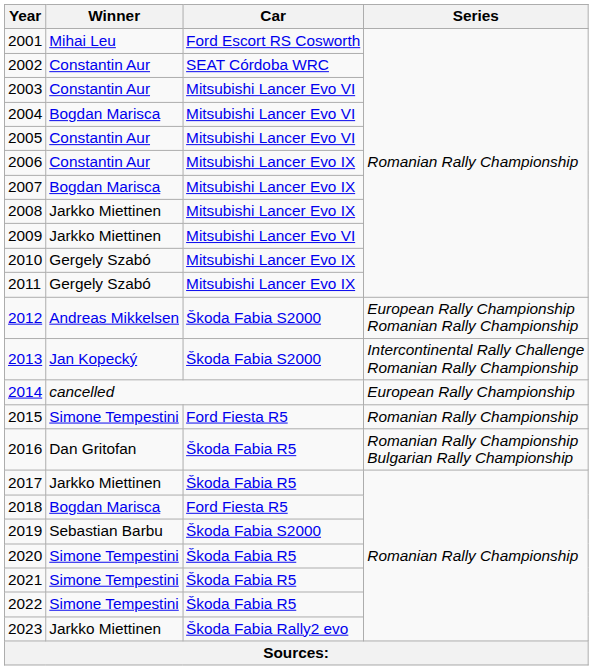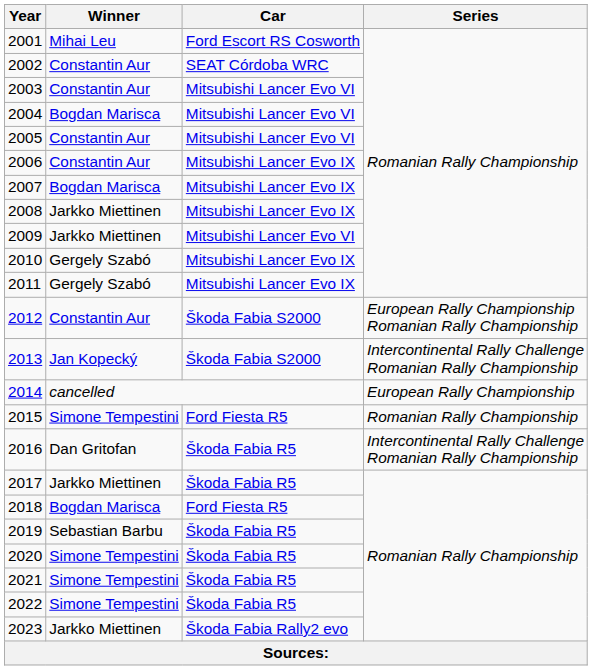(114, 317) Andreas Mikkelsen -> (100, 317) Constantin Aur
(473, 449) Romanian Rally Championship Bulgarian Rally Championship -> (476, 449) Intercontinental Rally Challenge Romanian Rally Championship
(254, 531) Škoda Fabia S2000 -> (241, 531) Škoda Fabia R5
